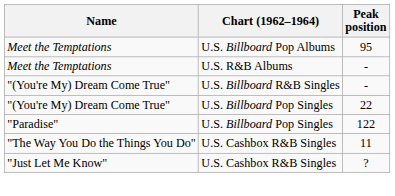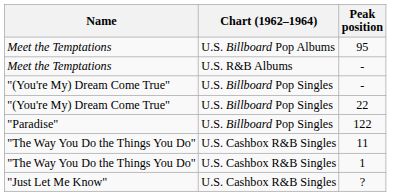(271, 85) U.S. Billboard R&B Singles -> (267, 85) U.S. Billboard Pop Singles
+ row: (101, 162)
